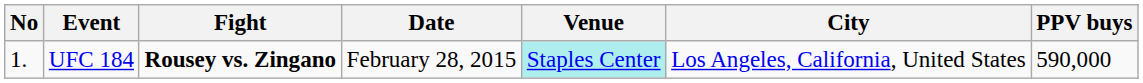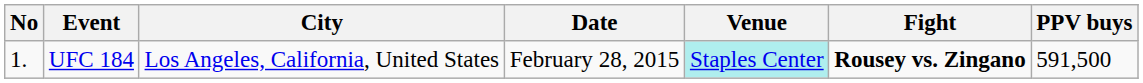columns swapped: (240, 22) <-> (848, 22)
(1074, 59) 590,000 -> (1074, 59) 591,500
